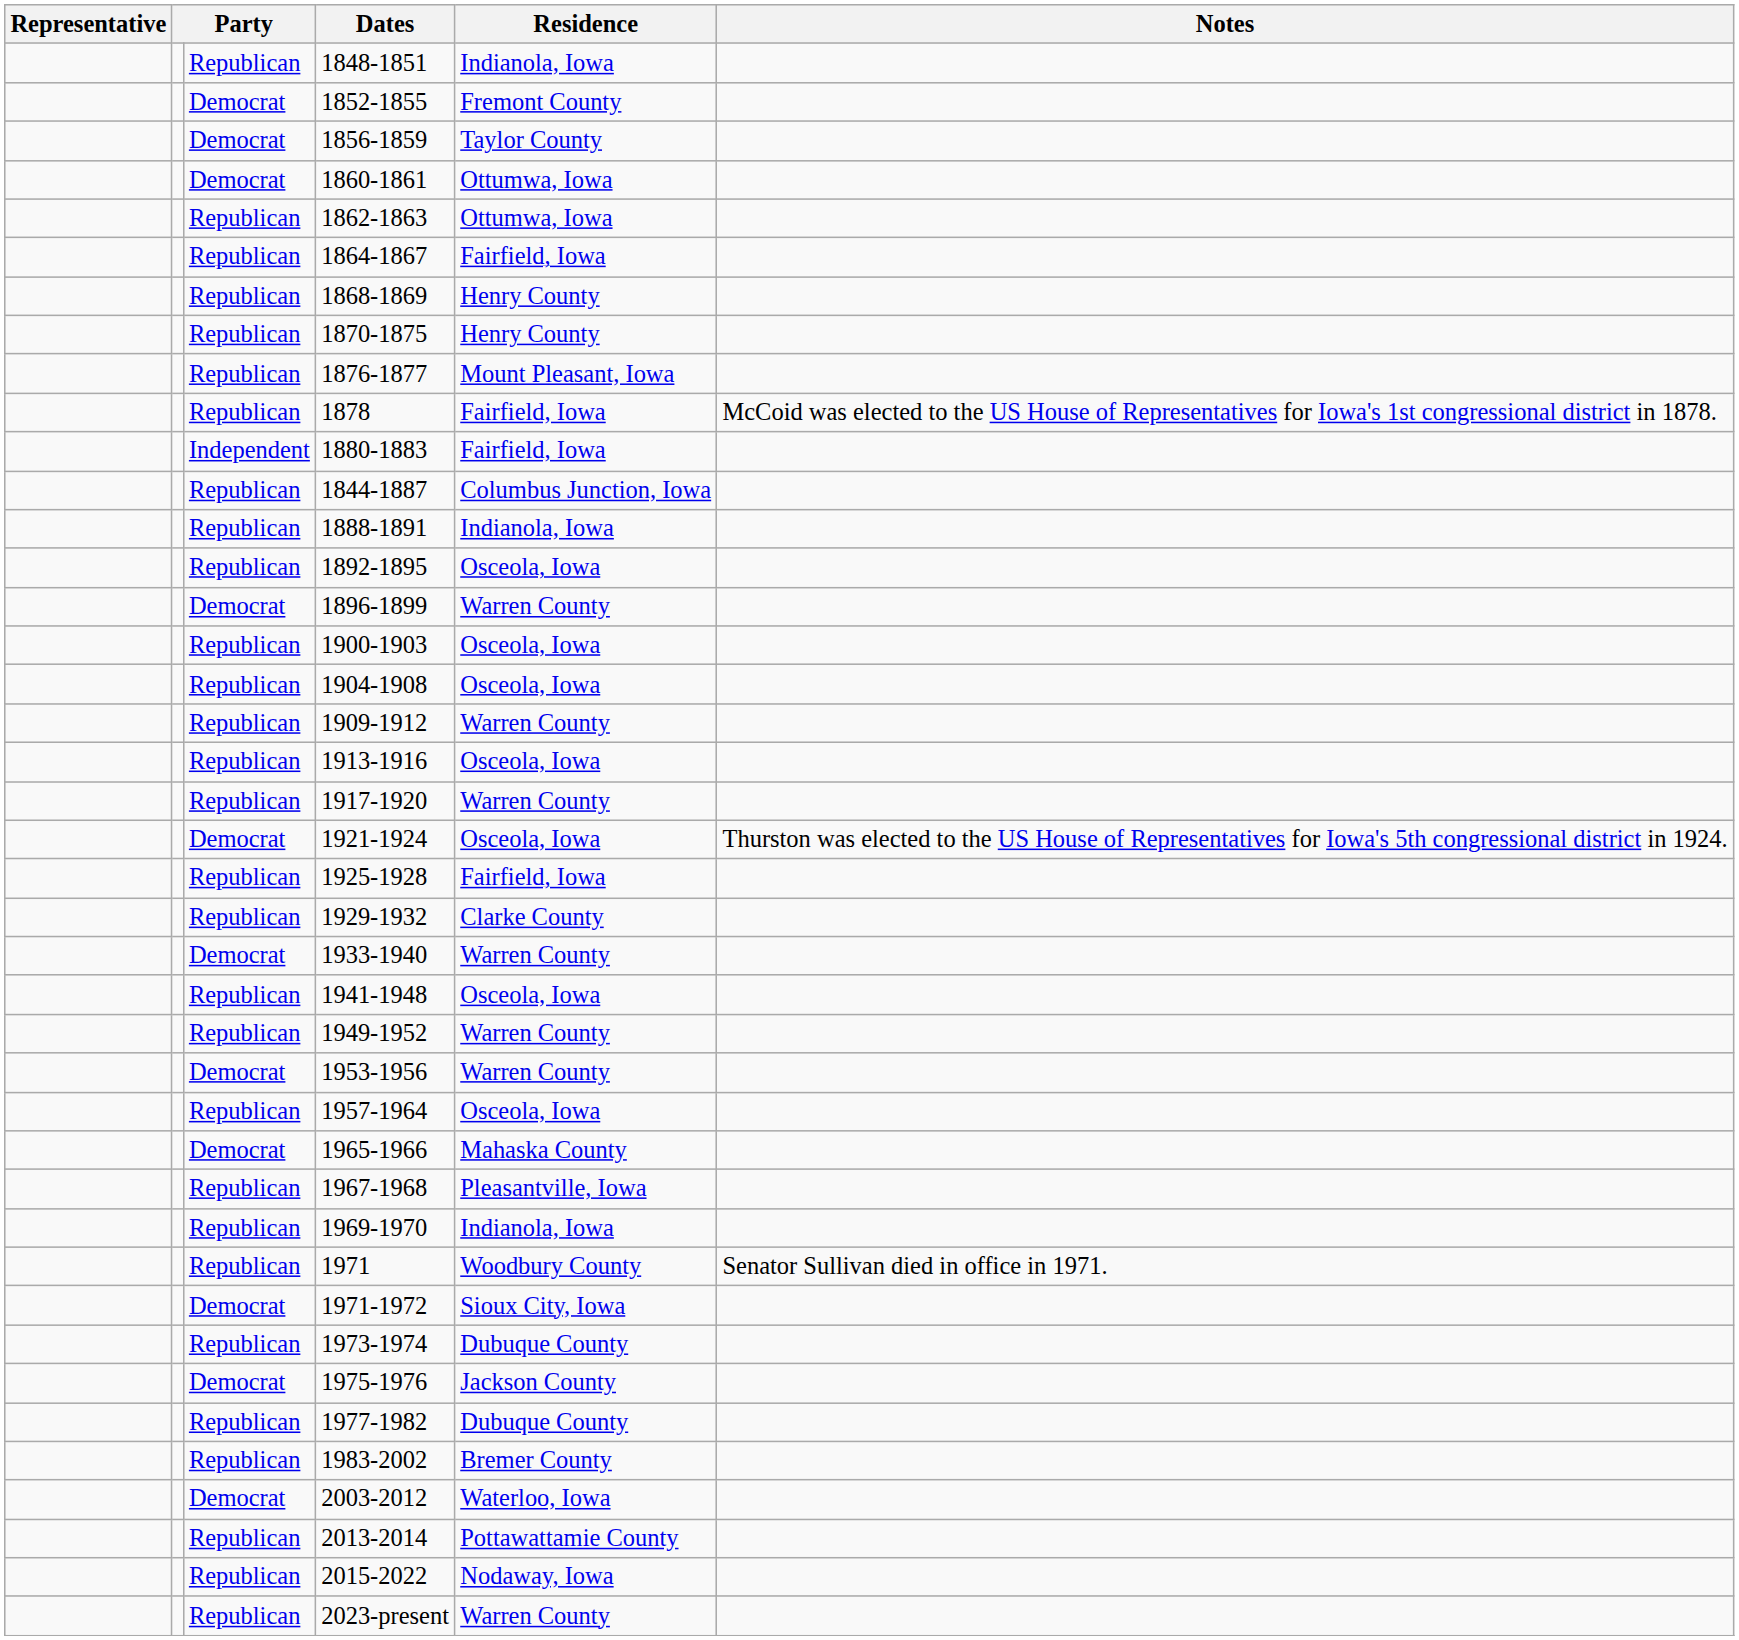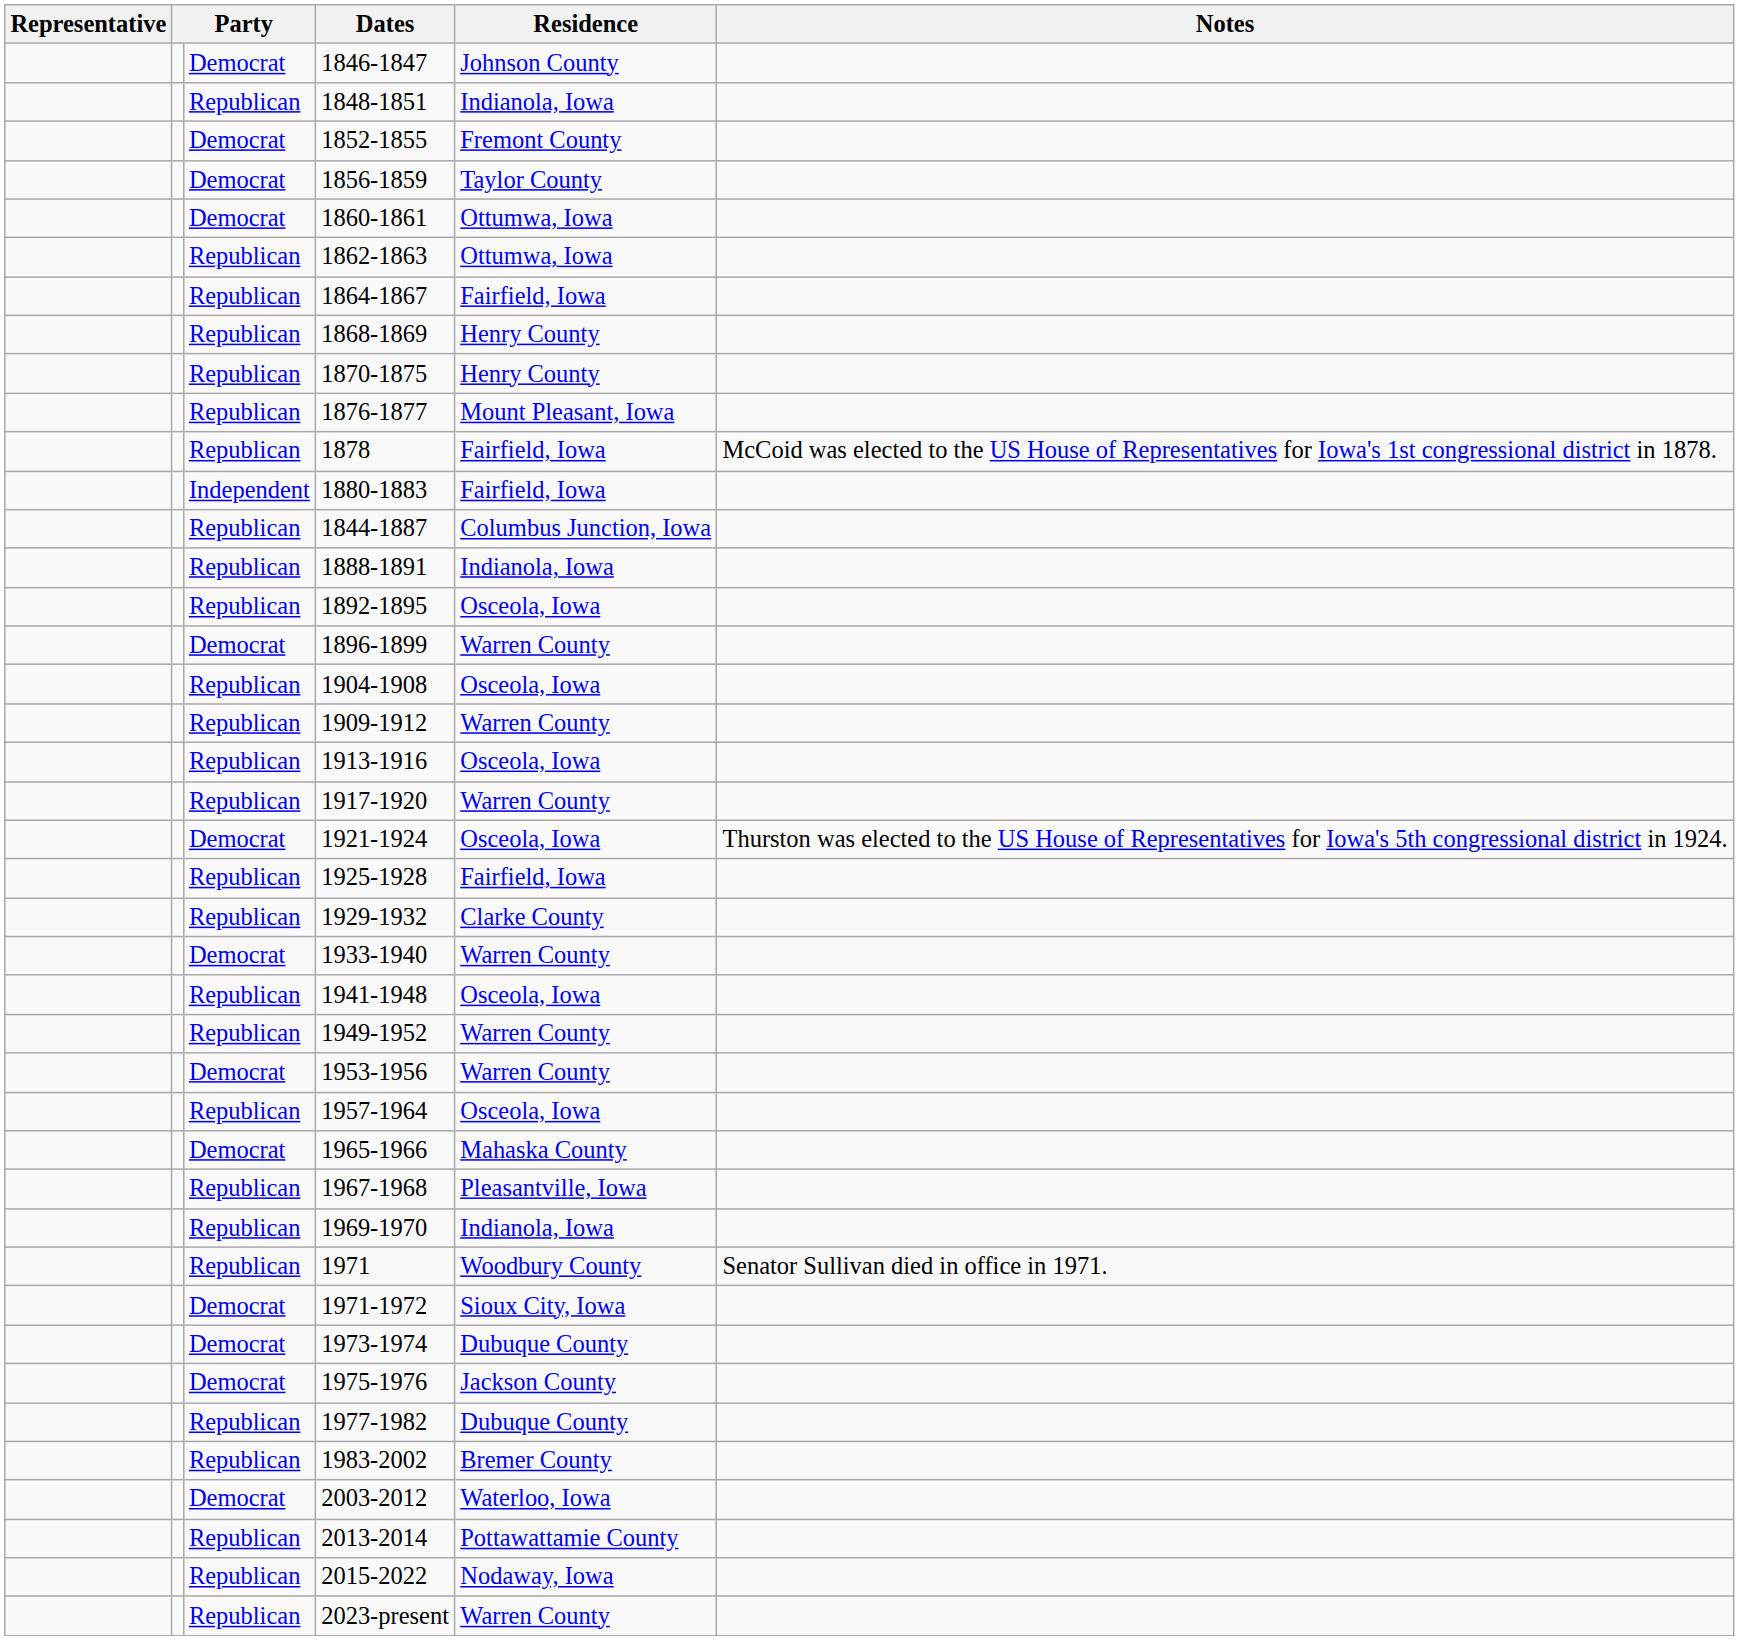+ row: (374, 62)
- row: (374, 645)
(245, 1343) Republican -> (237, 1343) Democrat
